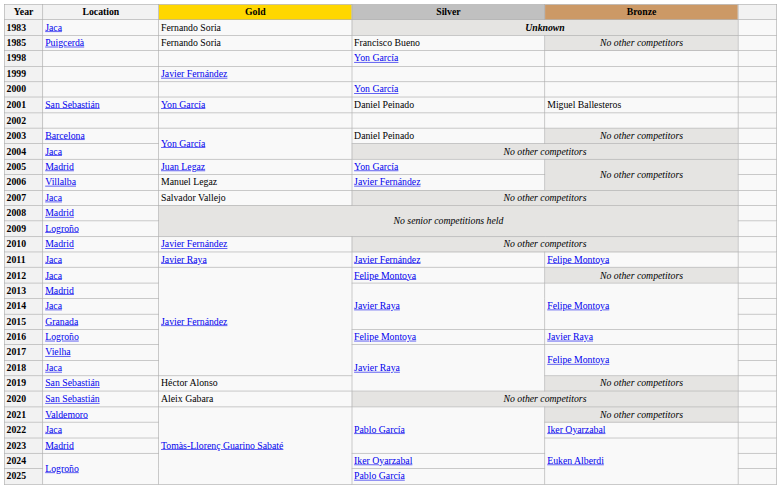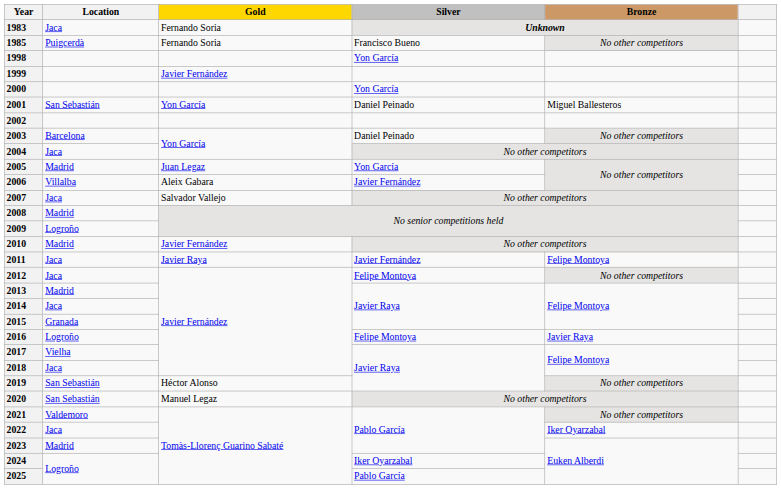(189, 182) Manuel Legaz -> (187, 182) Aleix Gabara
(187, 399) Aleix Gabara -> (189, 399) Manuel Legaz
